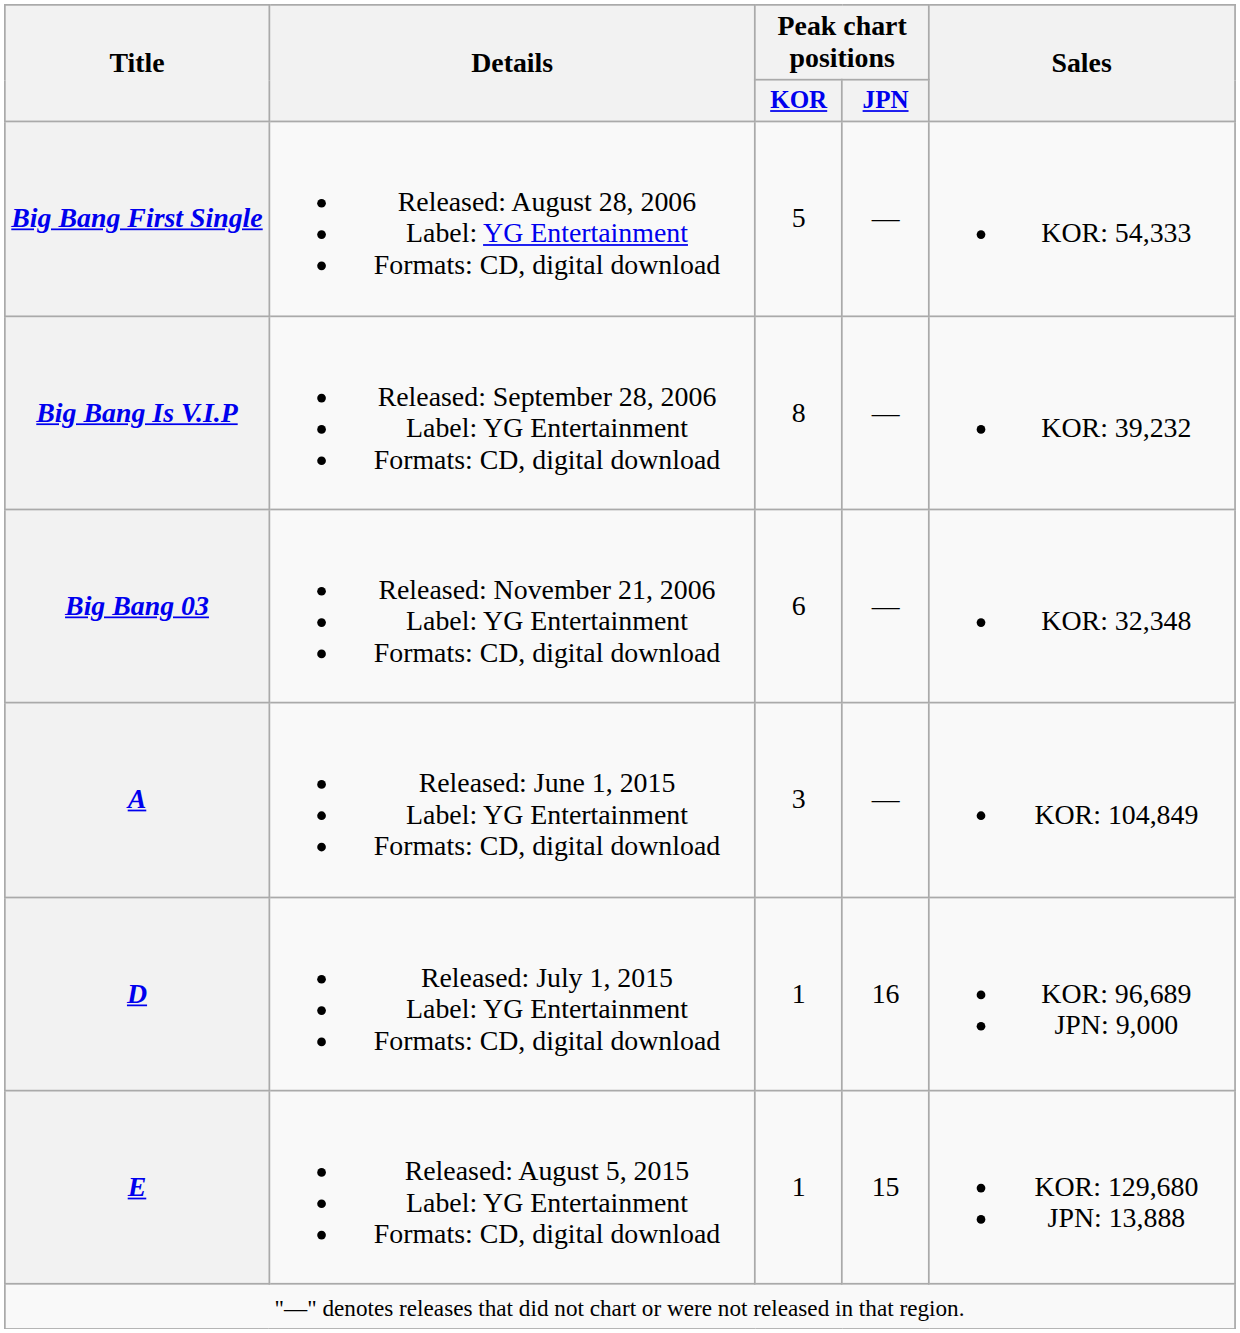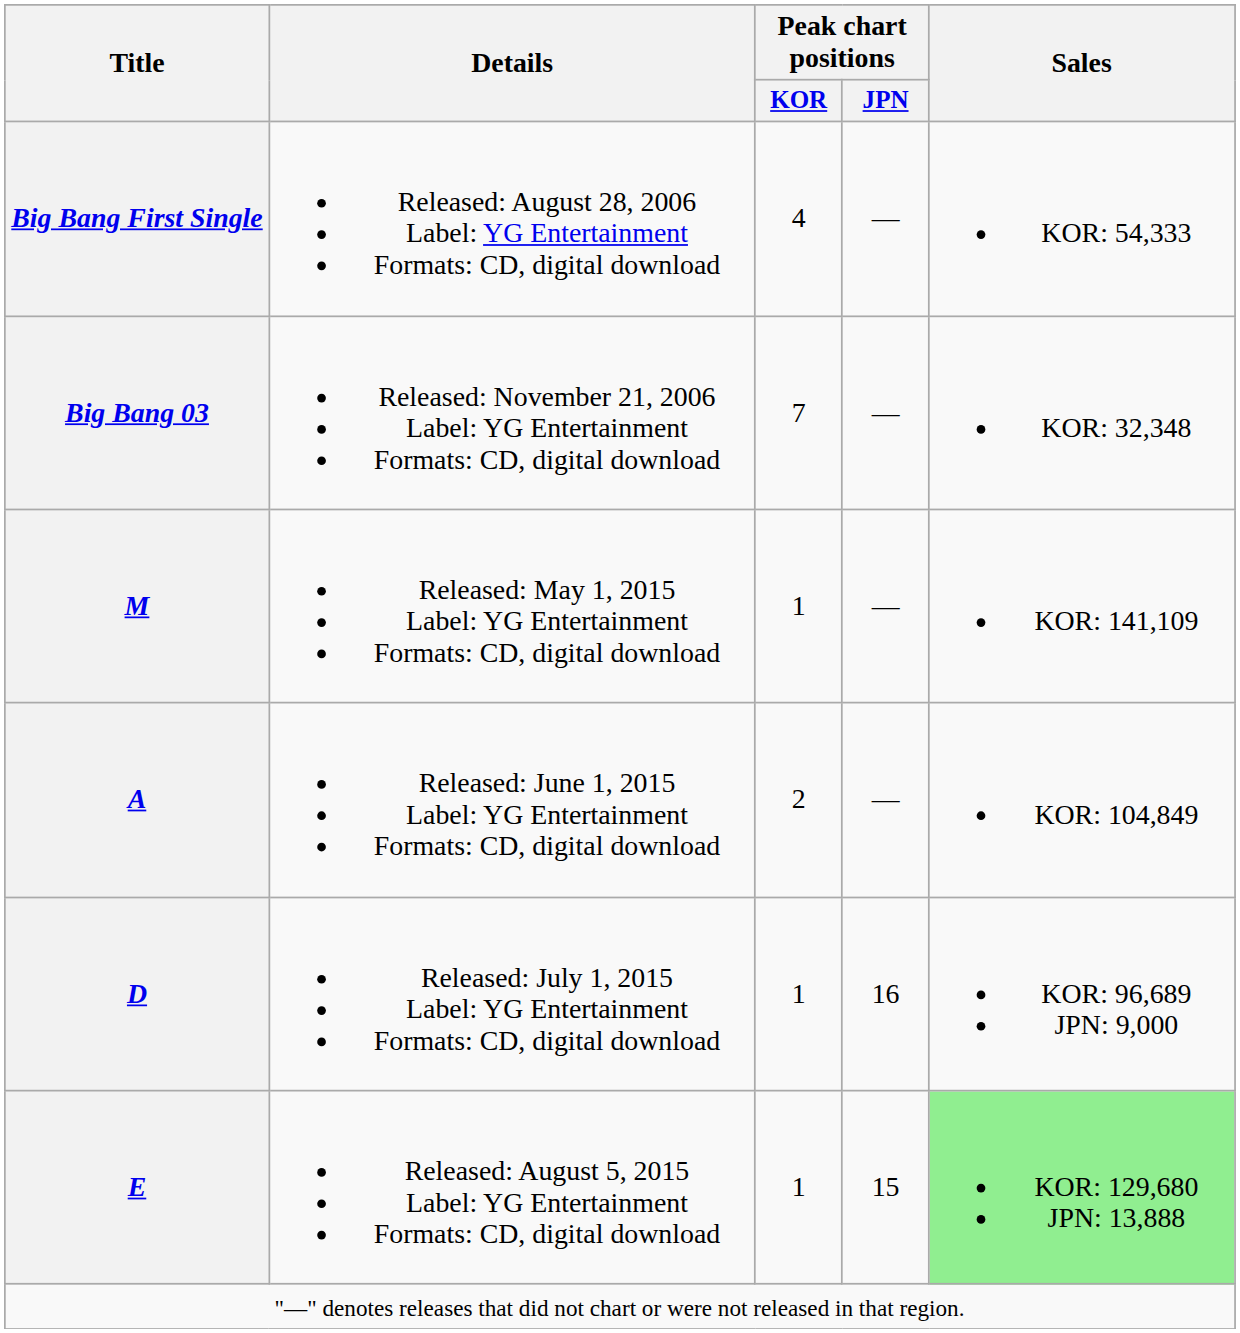(799, 218) 5 -> (799, 218) 4
- row: (137, 411)
(799, 605) 6 -> (799, 411) 7
+ row: (137, 605)
(799, 799) 3 -> (799, 799) 2
(1082, 1203) no background -> (1082, 1203) lightgreen background
